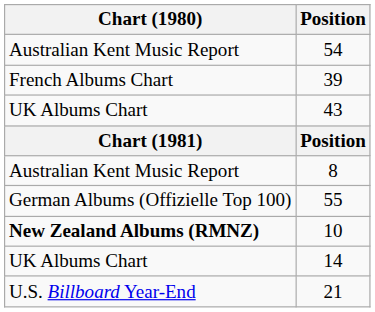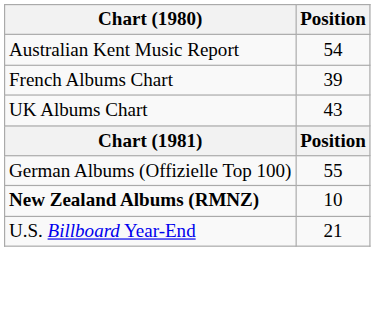- row: (333, 170)
- row: (333, 261)
